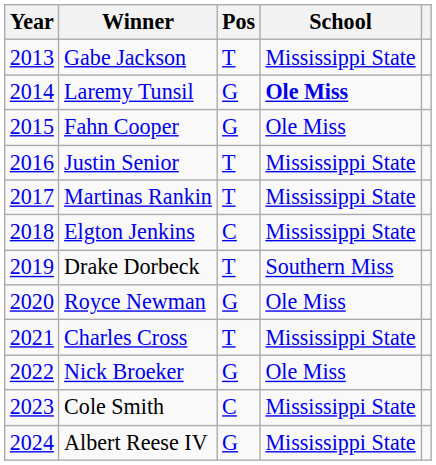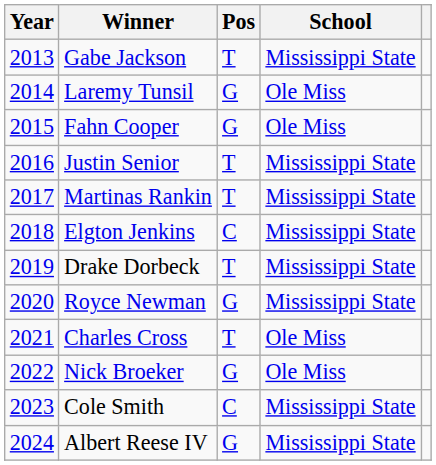(307, 92) bold -> (306, 92) normal
(329, 267) Southern Miss -> (341, 267) Mississippi State
(306, 302) Ole Miss -> (341, 302) Mississippi State
(341, 337) Mississippi State -> (306, 337) Ole Miss
